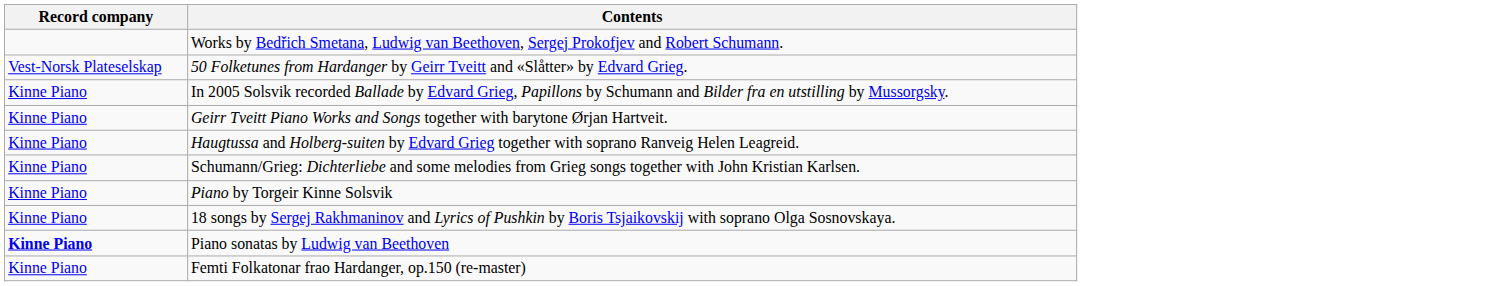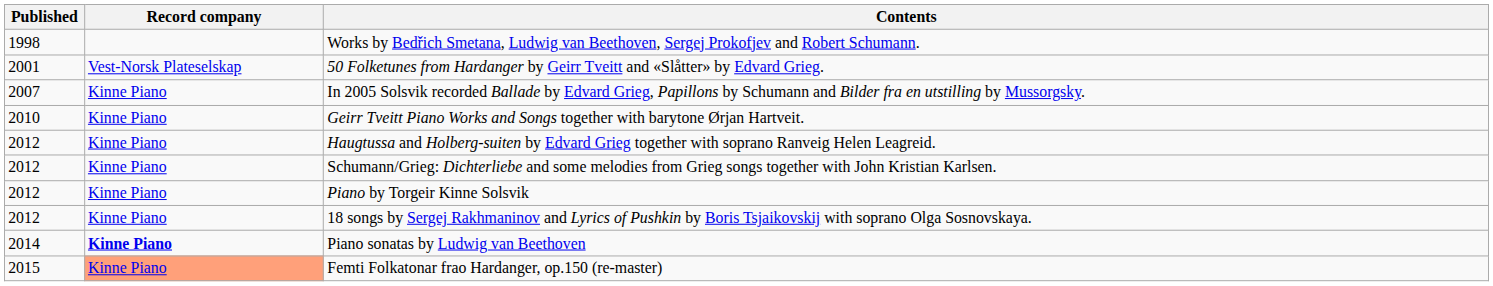+ column: (44, 17)
(48, 268) no background -> (127, 268) lightsalmon background
